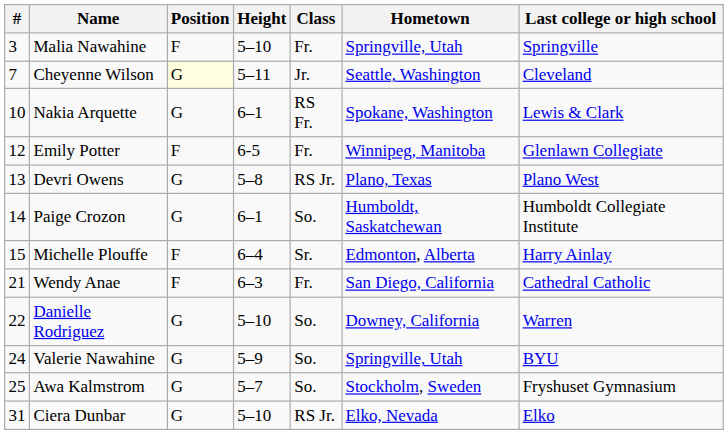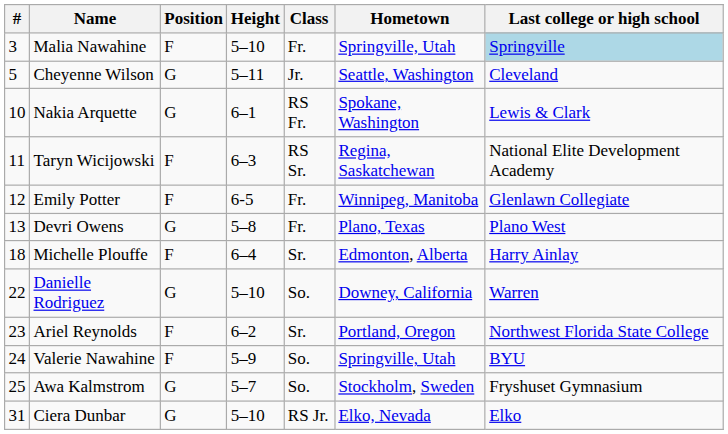(560, 46) no background -> (527, 46) lightblue background
(13, 74) 7 -> (13, 74) 5
(177, 74) lightyellow background -> (170, 74) no background
+ row: (94, 161)
(315, 179) RS Jr. -> (297, 227) Fr.
- row: (80, 217)
(17, 255) 15 -> (17, 255) 18
- row: (77, 283)
+ row: (85, 331)
(177, 359) G -> (169, 359) F
